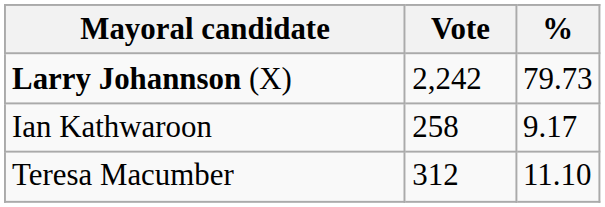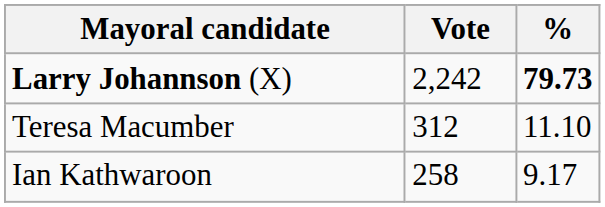(558, 77) normal -> (558, 77) bold
rows swapped: (123, 175) <-> (112, 126)
